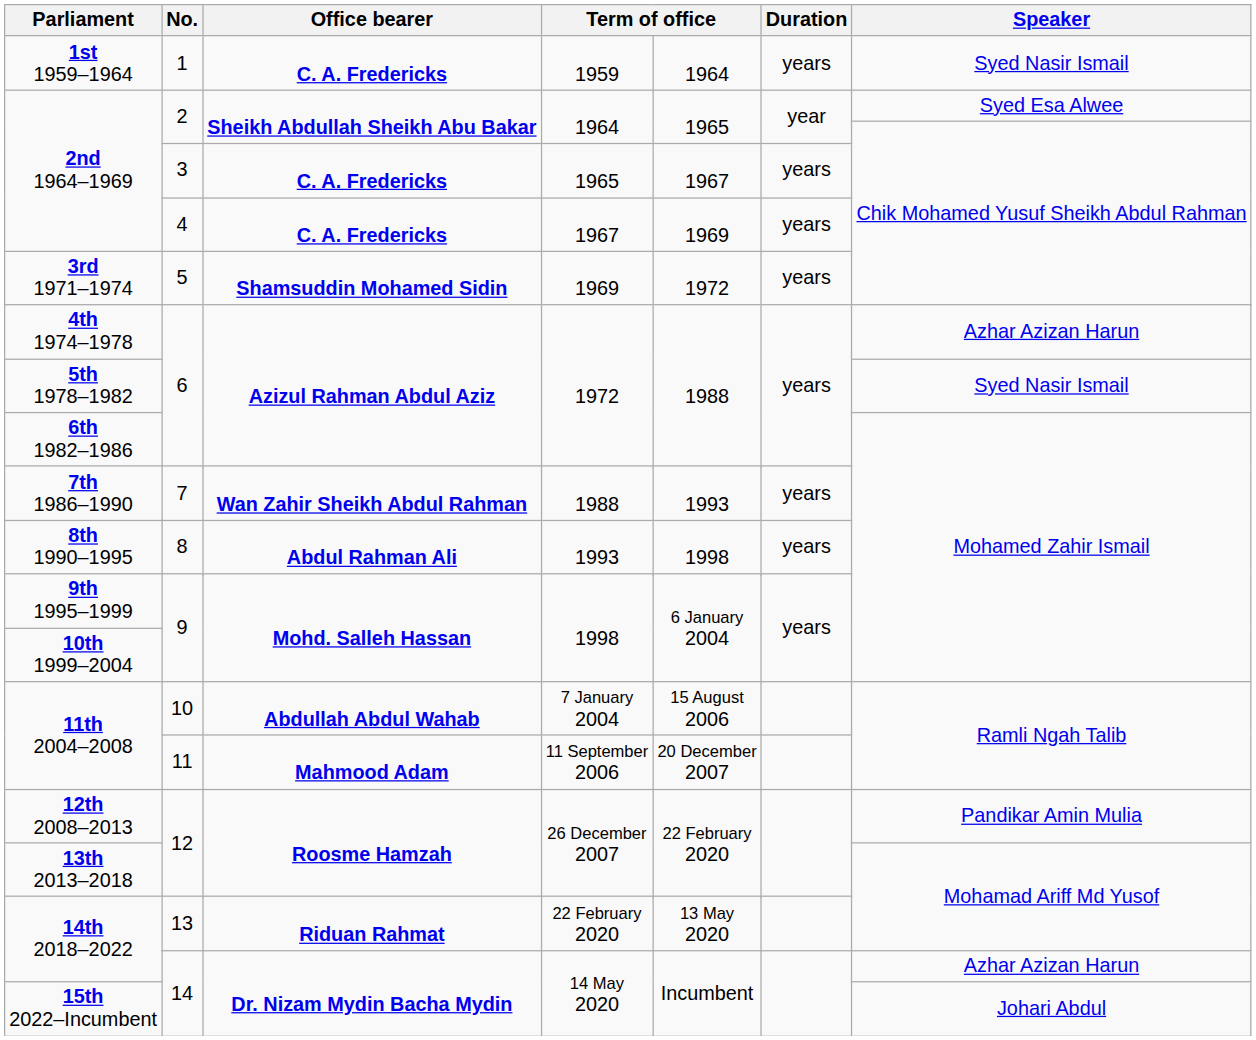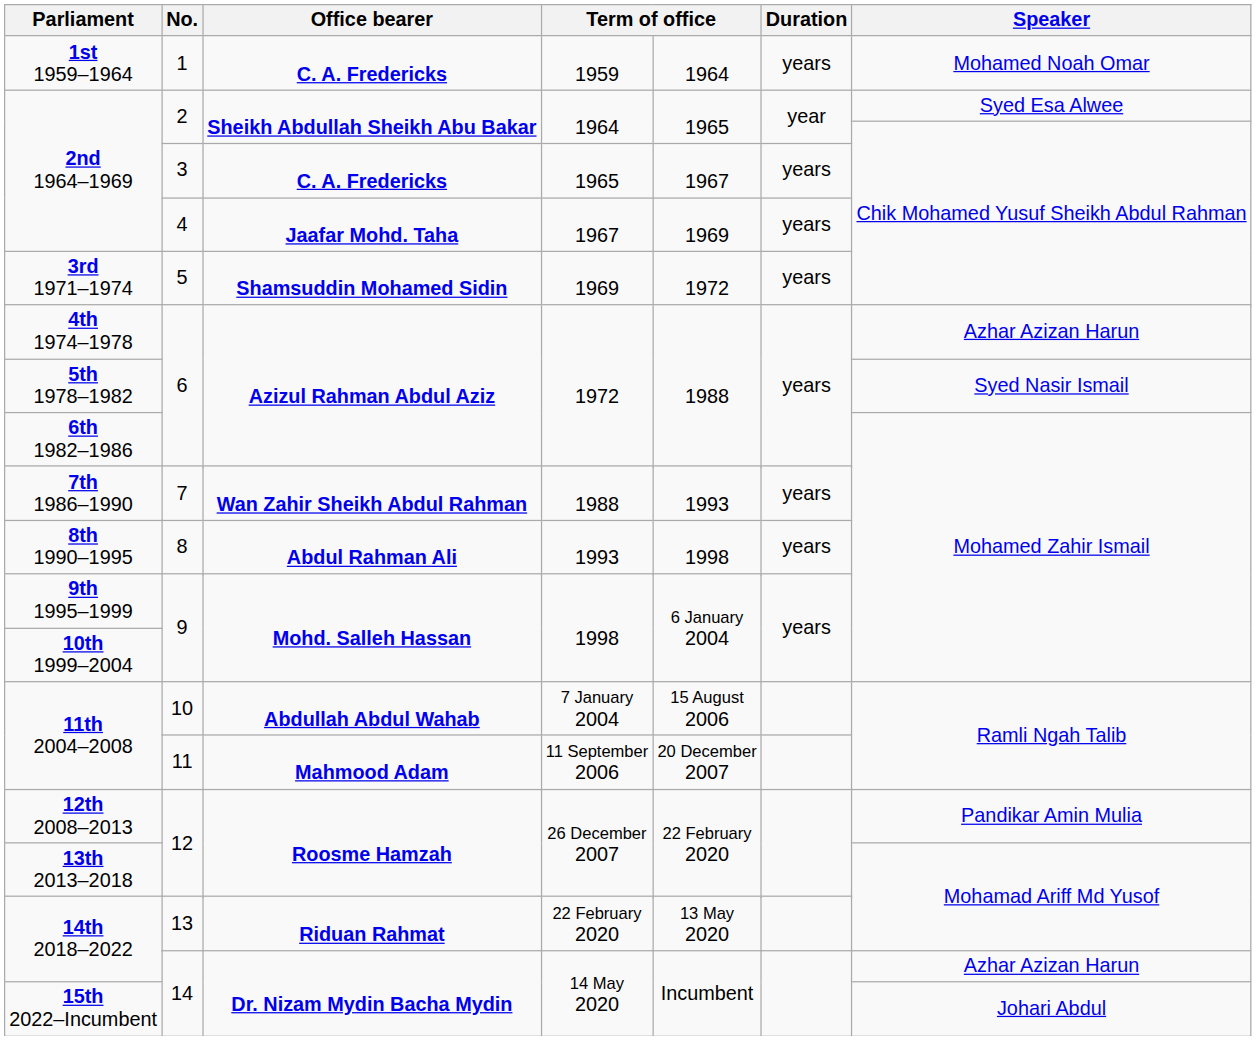(1052, 62) Syed Nasir Ismail -> (1052, 62) Mohamed Noah Omar
(372, 235) C. A. Fredericks -> (372, 235) Jaafar Mohd. Taha
